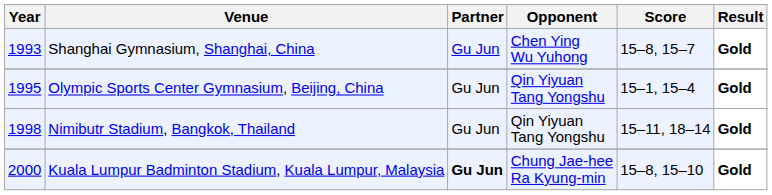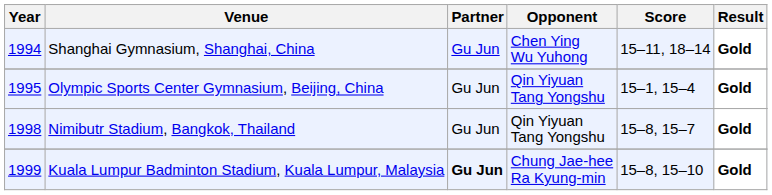(25, 49) 1993 -> (25, 49) 1994
(658, 49) 15–8, 15–7 -> (665, 49) 15–11, 18–14
(665, 129) 15–11, 18–14 -> (658, 129) 15–8, 15–7
(25, 170) 2000 -> (25, 170) 1999
